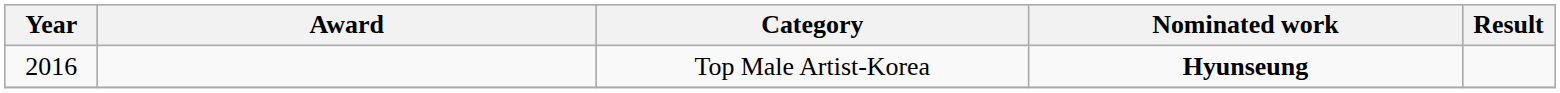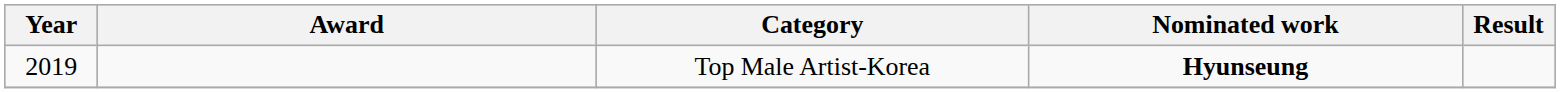(51, 66) 2016 -> (51, 66) 2019
